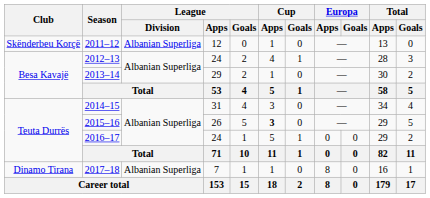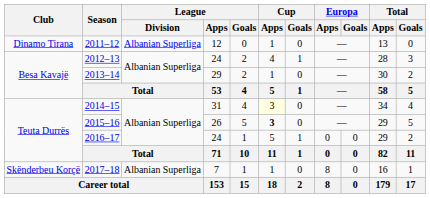(43, 43) Skënderbeu Korçë -> (43, 43) Dinamo Tirana
(272, 106) no background -> (272, 106) lightyellow background
(43, 169) Dinamo Tirana -> (43, 169) Skënderbeu Korçë
